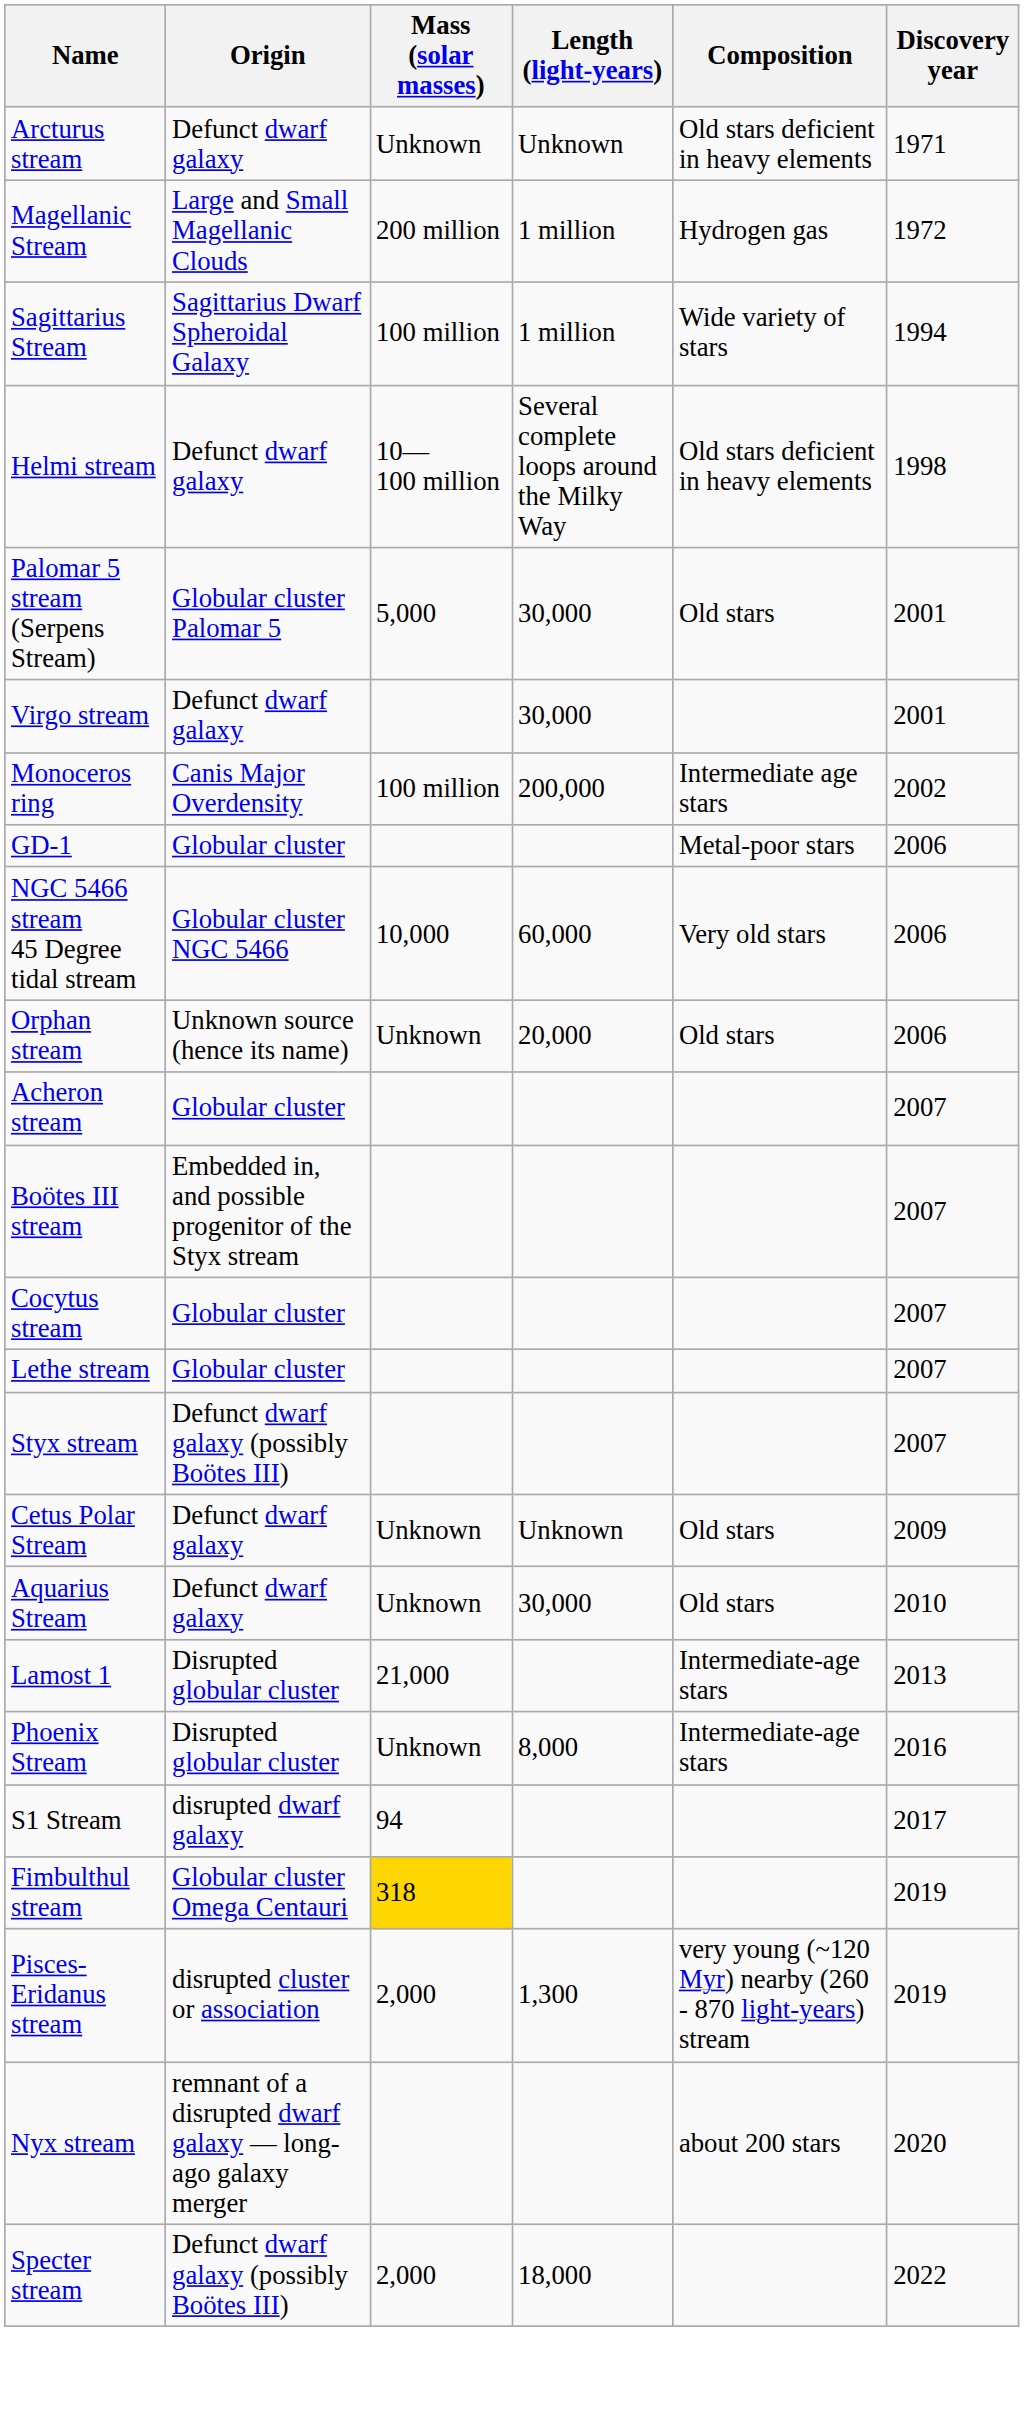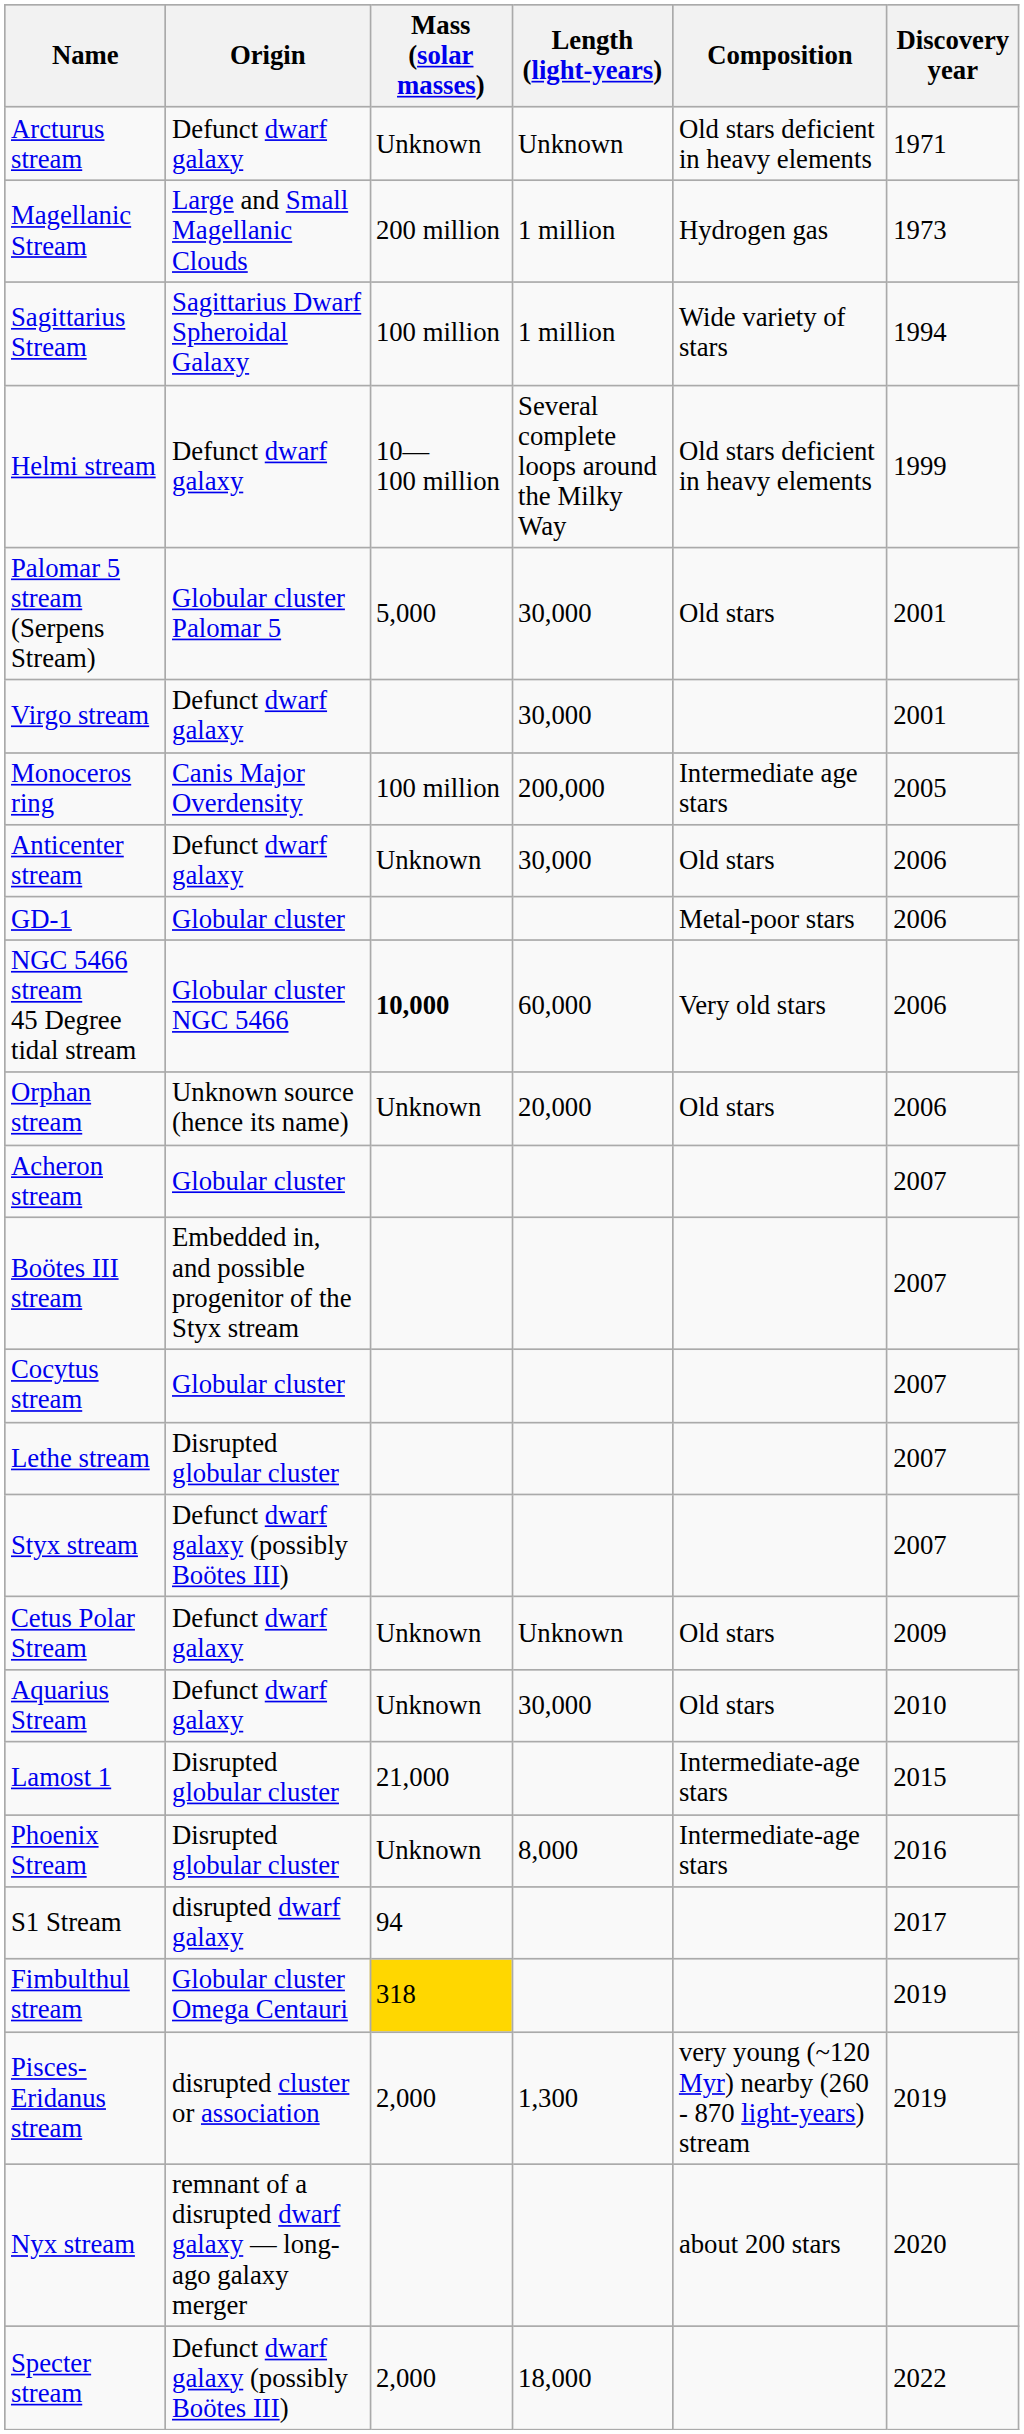(920, 230) 1972 -> (920, 230) 1973
(920, 465) 1998 -> (920, 465) 1999
(920, 788) 2002 -> (920, 788) 2005
+ row: (67, 860)
(413, 933) normal -> (413, 1005) bold
(258, 1370) Globular cluster -> (255, 1457) Disrupted globular cluster
(920, 1675) 2013 -> (920, 1777) 2015
